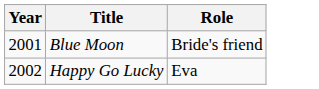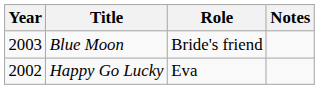+ column: (290, 17)
(25, 44) 2001 -> (25, 44) 2003
